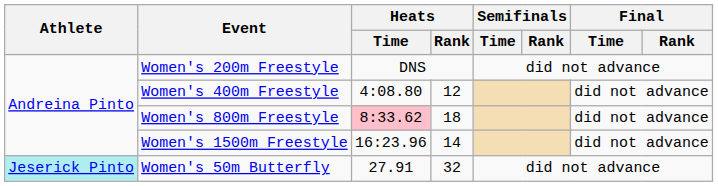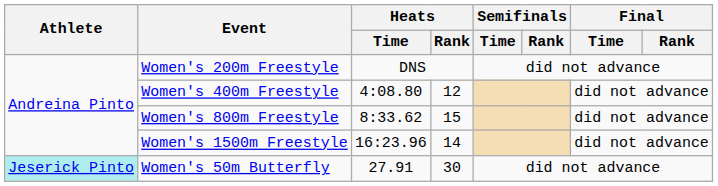(391, 118) pink background -> (391, 118) no background
(452, 118) 18 -> (452, 118) 15
(452, 168) 32 -> (452, 168) 30
